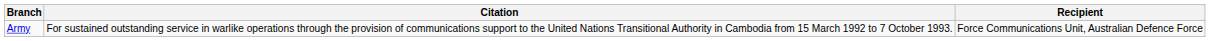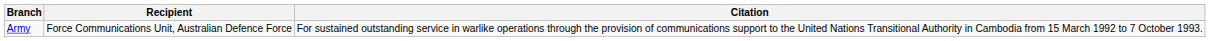columns swapped: (1080, 13) <-> (500, 13)
